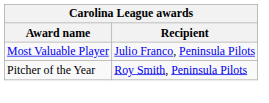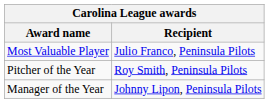+ row: (55, 88)
